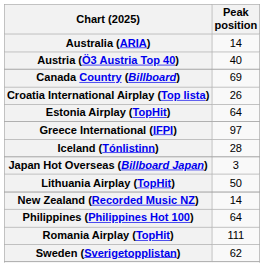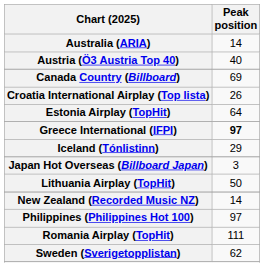(236, 130) normal -> (236, 130) bold
(236, 148) 28 -> (236, 148) 29
(236, 218) 64 -> (236, 218) 97
